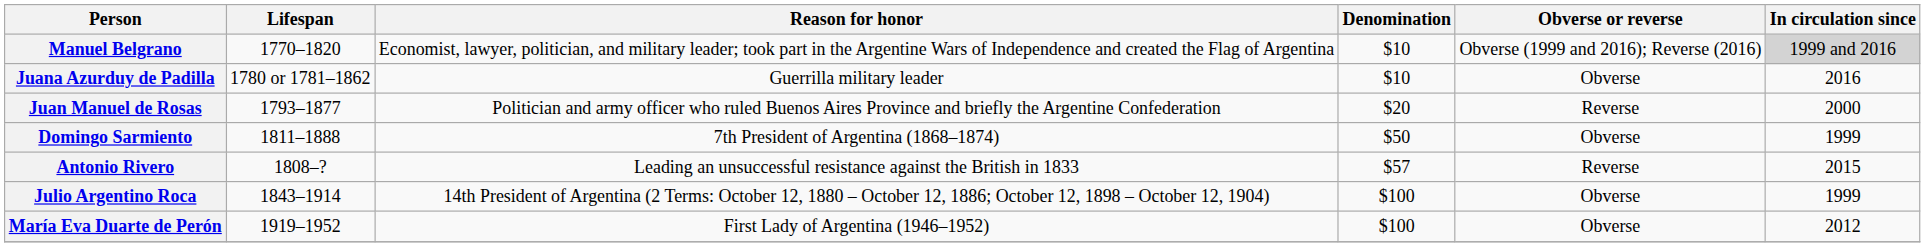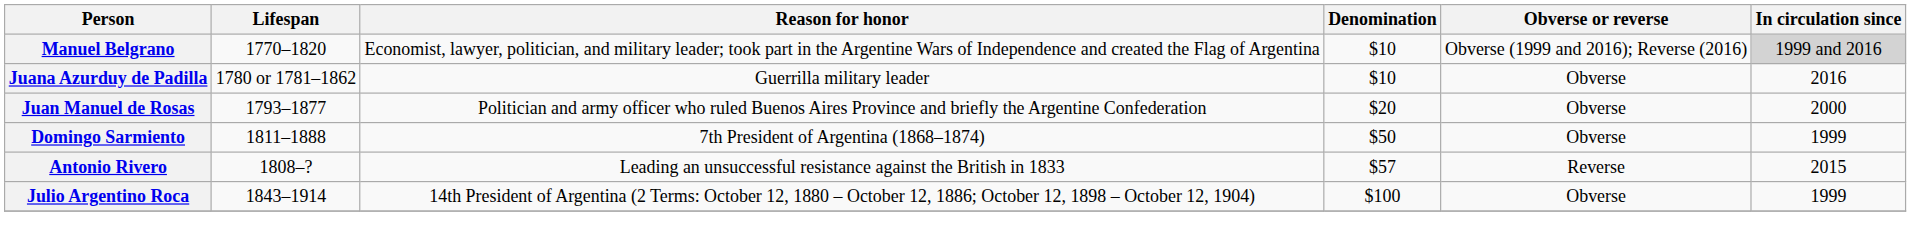(1610, 108) Reverse -> (1596, 108) Obverse
- row: (115, 226)
